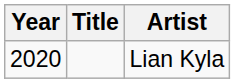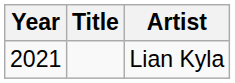(36, 59) 2020 -> (36, 59) 2021
